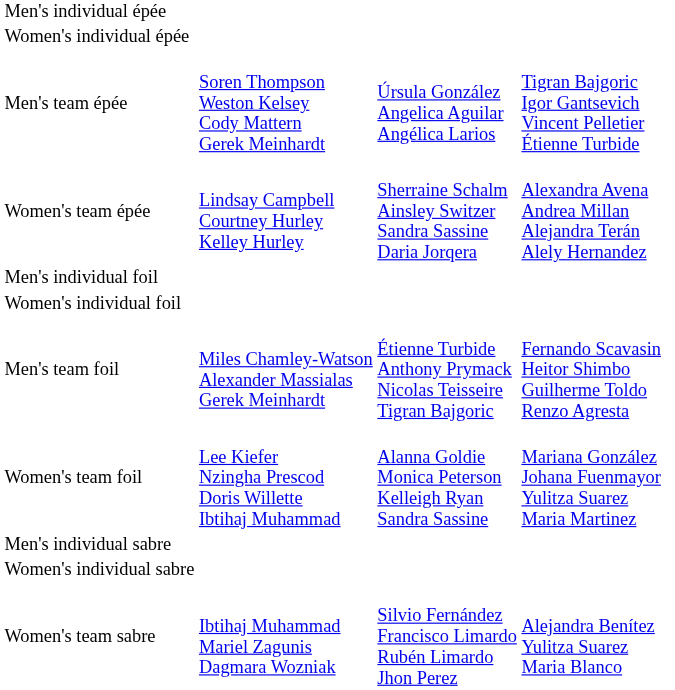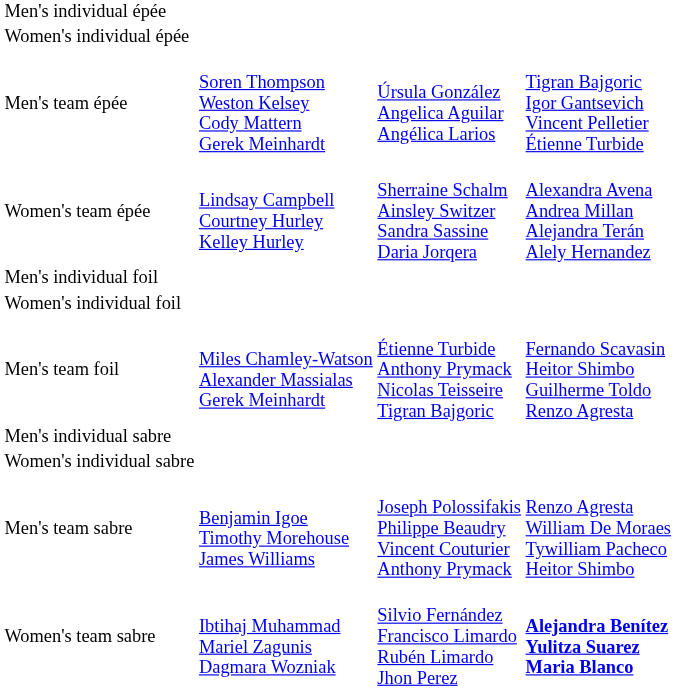- row: (73, 477)
+ row: (68, 528)
(588, 646) normal -> (597, 646) bold
